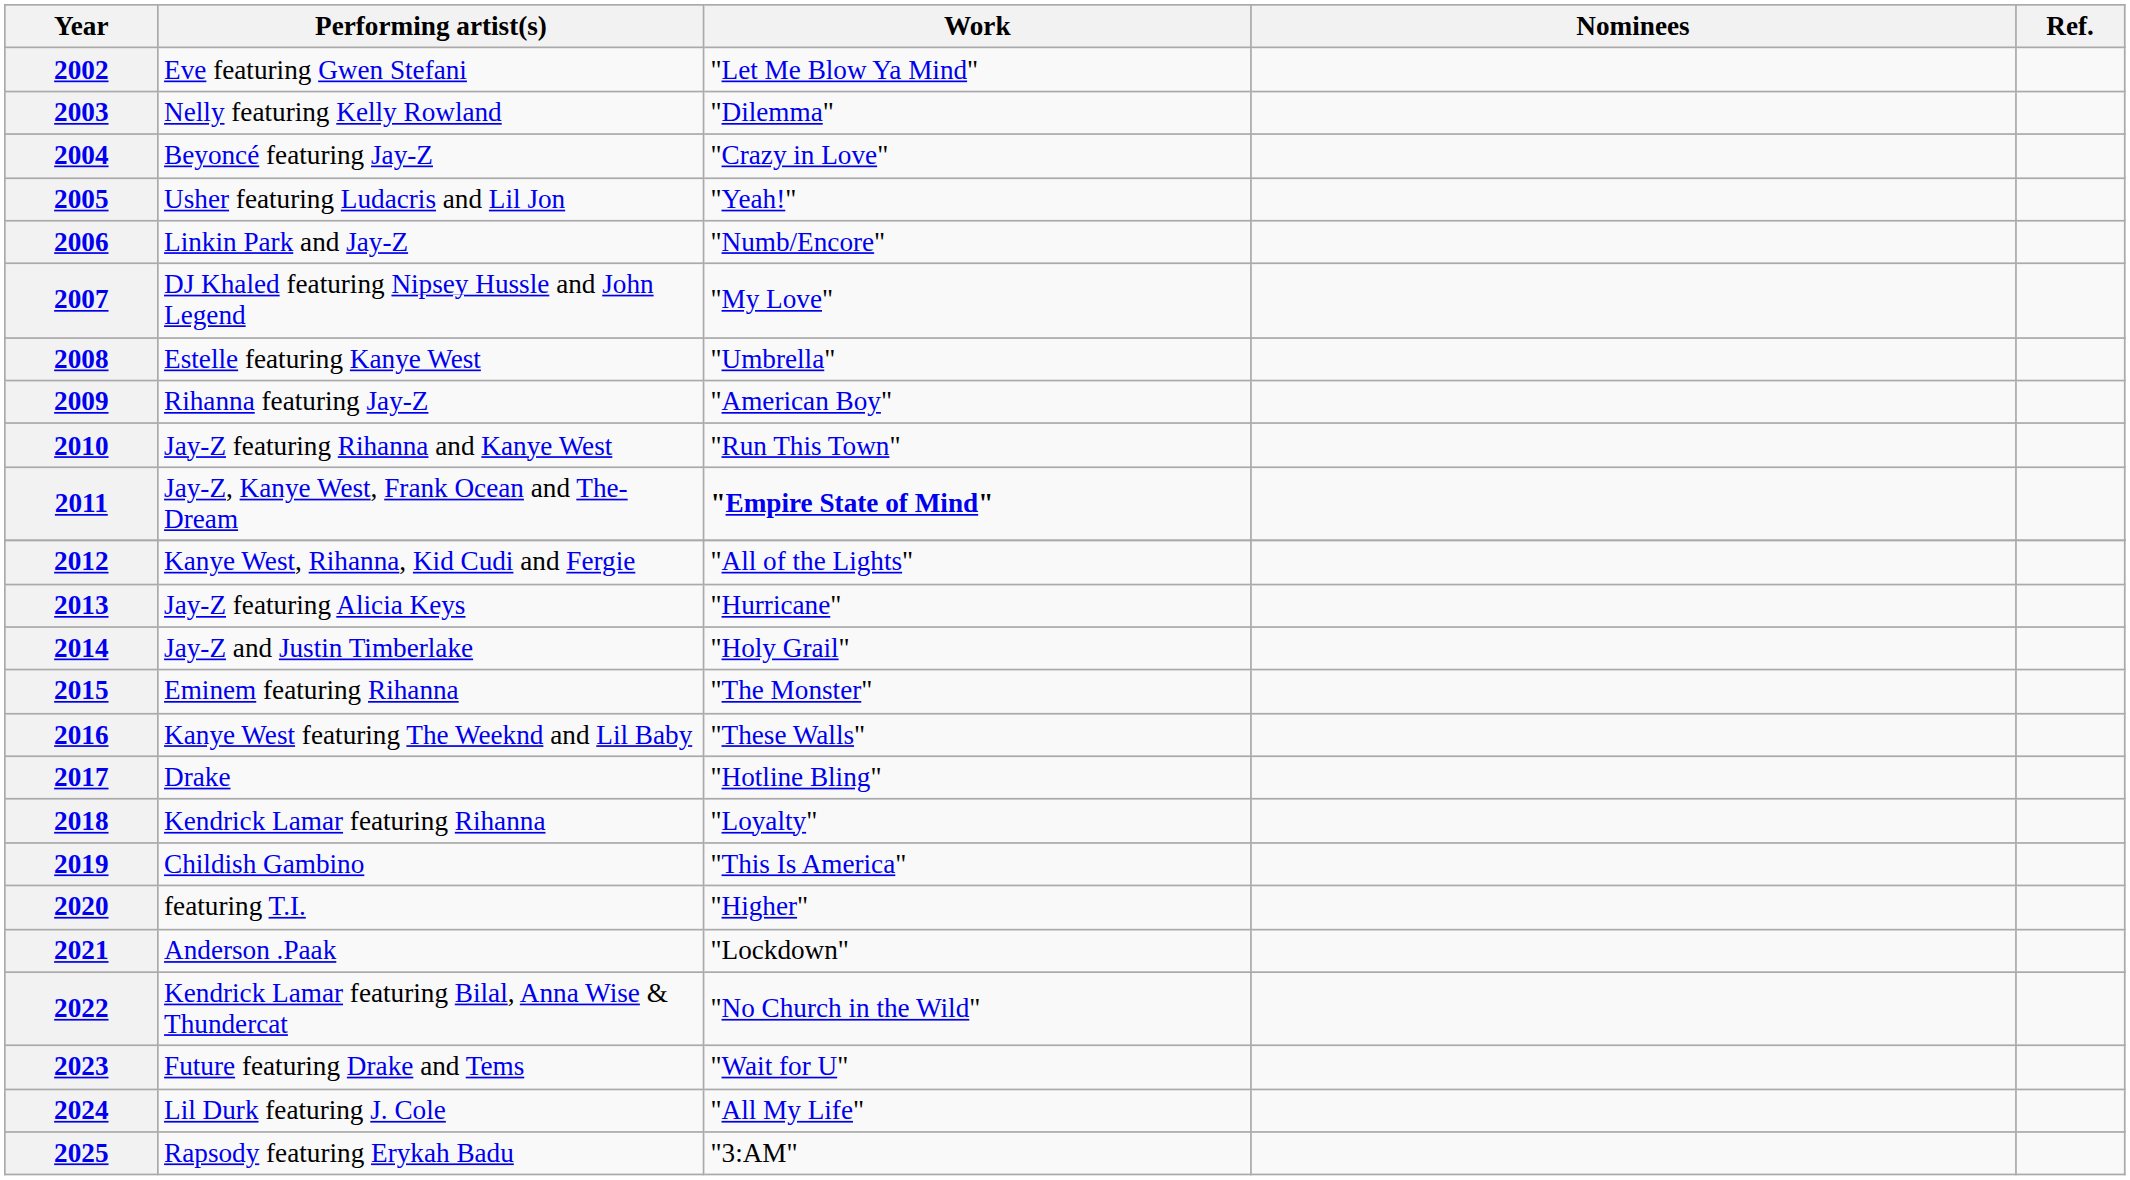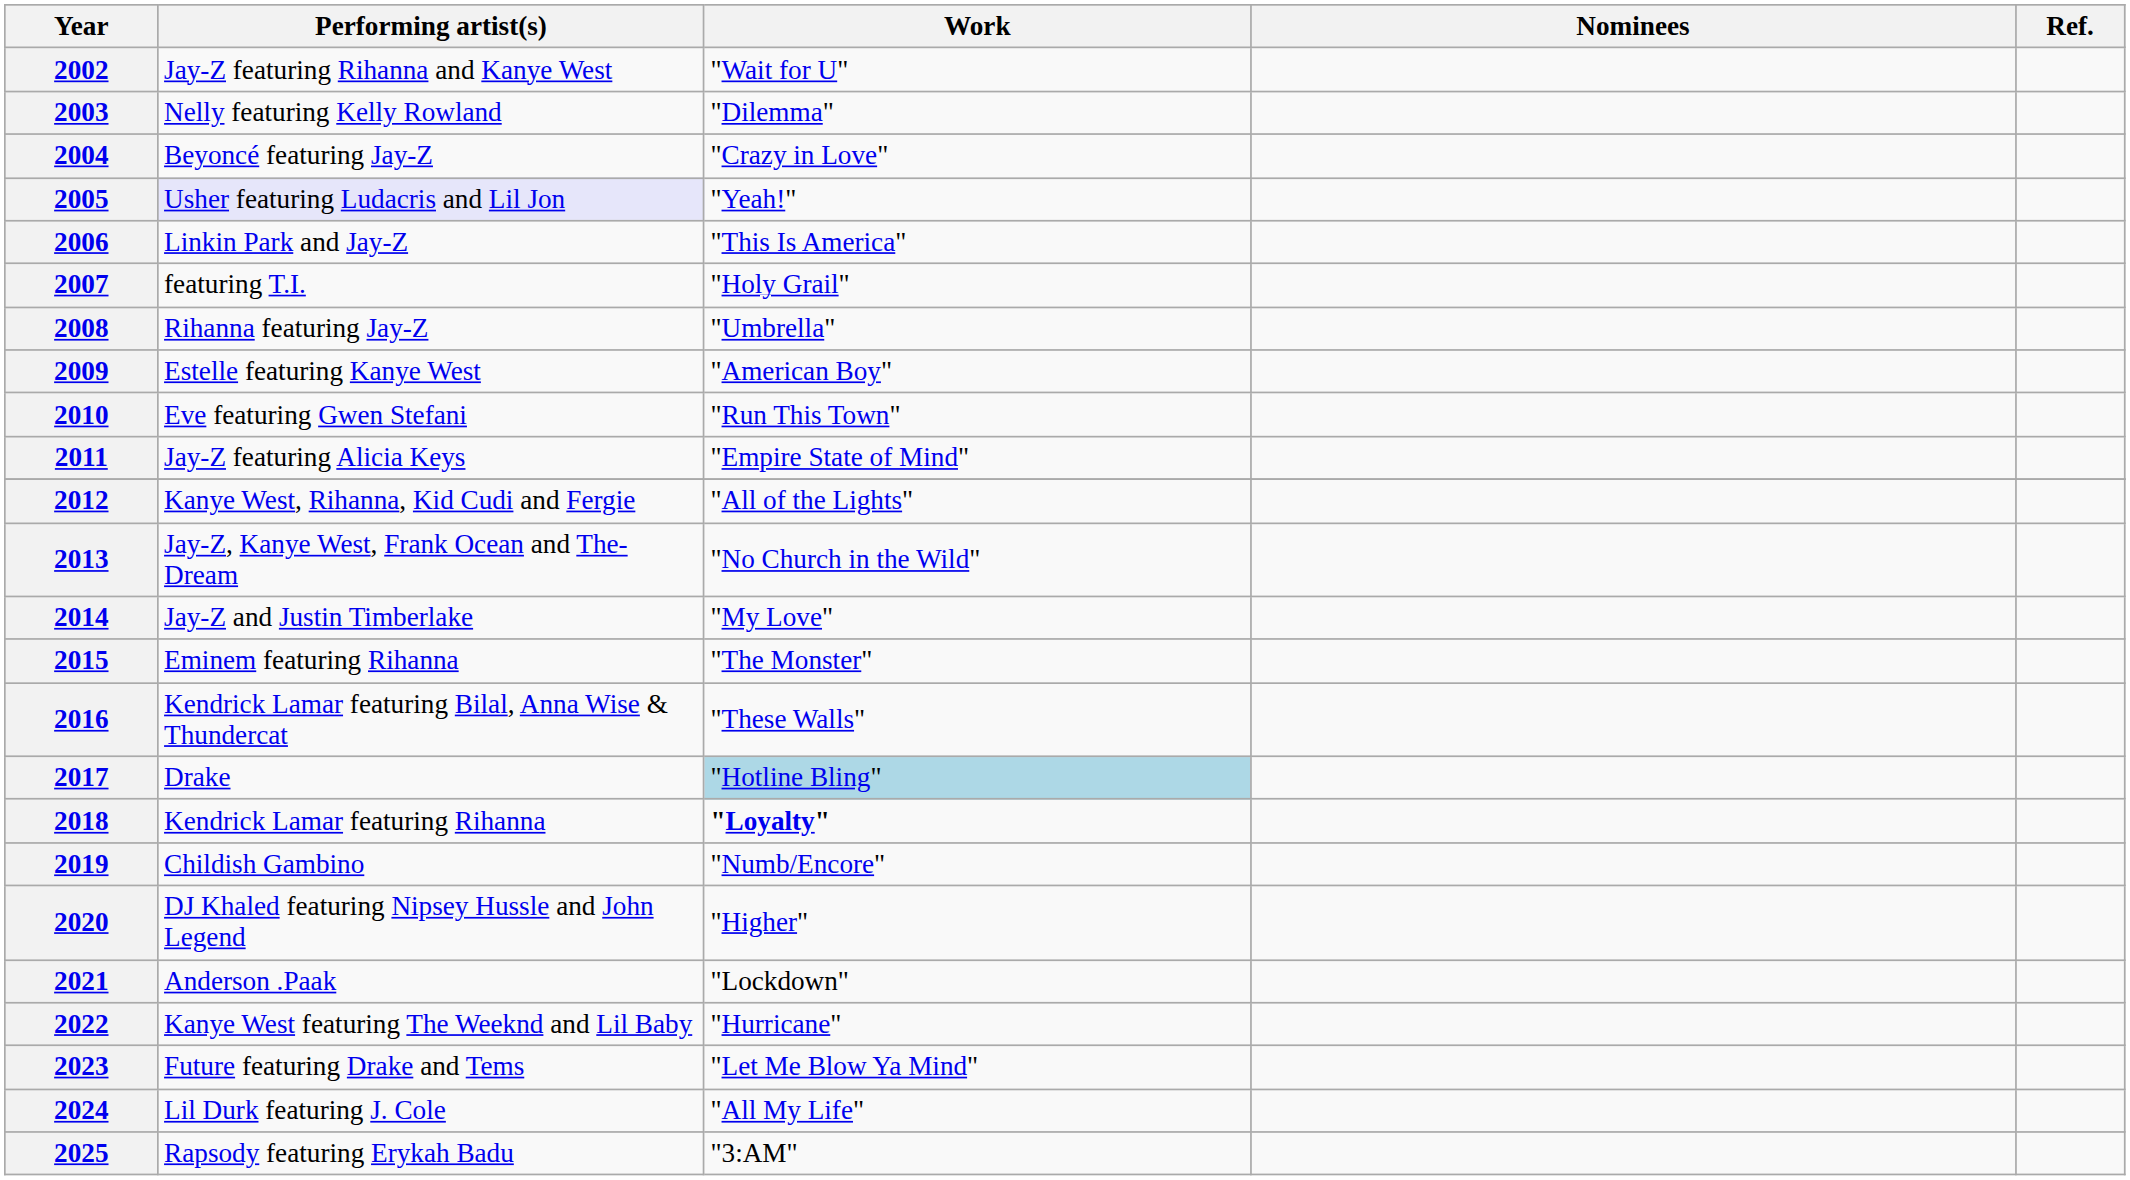(315, 69) Eve featuring Gwen Stefani -> (388, 69) Jay-Z featuring Rihanna and Kanye West
(844, 69) "Let Me Blow Ya Mind" -> (779, 69) "Wait for U"
(365, 198) no background -> (365, 198) lavender background
(798, 241) "Numb/Encore" -> (808, 241) "This Is America"
(409, 300) DJ Khaled featuring Nipsey Hussle and John Legend -> (235, 284) featuring T.I.
(772, 300) "My Love" -> (780, 284) "Holy Grail"
(322, 358) Estelle featuring Kanye West -> (296, 328) Rihanna featuring Jay-Z
(296, 401) Rihanna featuring Jay-Z -> (322, 371) Estelle featuring Kanye West
(388, 444) Jay-Z featuring Rihanna and Kanye West -> (315, 414) Eve featuring Gwen Stefani
(396, 503) Jay-Z, Kanye West, Frank Ocean and The-Dream -> (315, 457) Jay-Z featuring Alicia Keys
(852, 503) bold -> (840, 457) normal
(315, 604) Jay-Z featuring Alicia Keys -> (396, 559) Jay-Z, Kanye West, Frank Ocean and The-Dream
(776, 604) "Hurricane" -> (845, 559) "No Church in the Wild"
(780, 648) "Holy Grail" -> (772, 617) "My Love"
(428, 734) Kanye West featuring The Weeknd and Lil Baby -> (416, 719) Kendrick Lamar featuring Bilal, Anna Wise & Thundercat
(796, 777) no background -> (796, 777) lightblue background
(764, 820) normal -> (770, 820) bold
(808, 863) "This Is America" -> (798, 863) "Numb/Encore"
(235, 906) featuring T.I. -> (409, 922) DJ Khaled featuring Nipsey Hussle and John Legend
(416, 1008) Kendrick Lamar featuring Bilal, Anna Wise & Thundercat -> (428, 1023) Kanye West featuring The Weeknd and Lil Baby
(845, 1008) "No Church in the Wild" -> (776, 1023) "Hurricane"
(779, 1066) "Wait for U" -> (844, 1066) "Let Me Blow Ya Mind"
